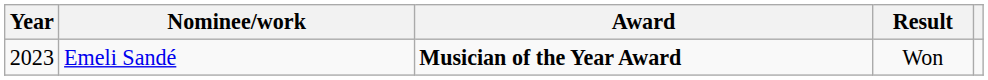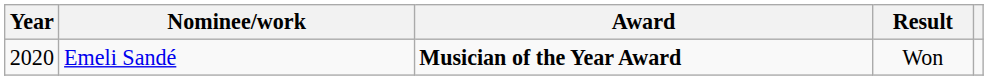(32, 57) 2023 -> (32, 57) 2020
